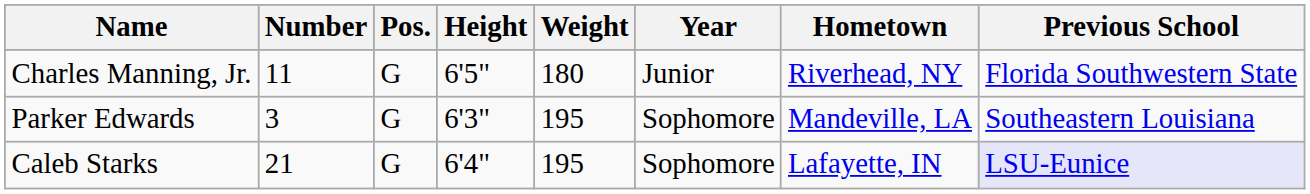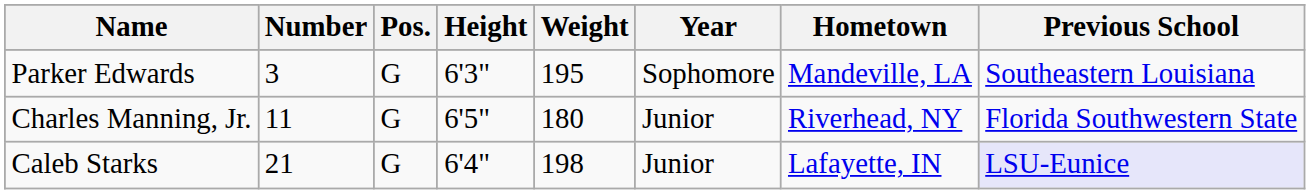rows swapped: (103, 118) <-> (132, 73)
(562, 164) 195 -> (562, 164) 198
(708, 164) Sophomore -> (678, 164) Junior
